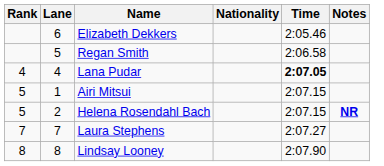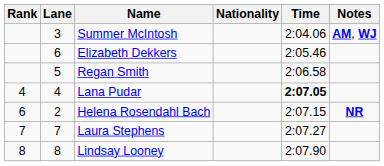+ row: (127, 33)
- row: (104, 92)
(22, 111) 5 -> (22, 111) 6
